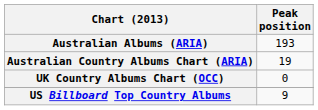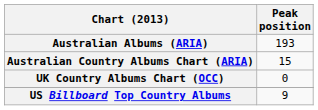(285, 61) 19 -> (285, 61) 15
